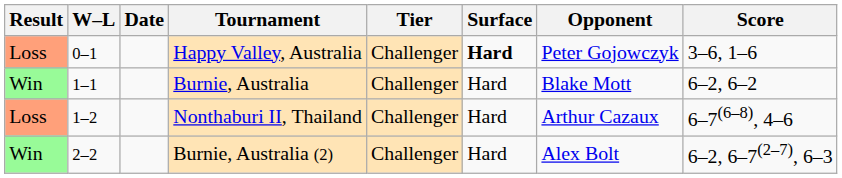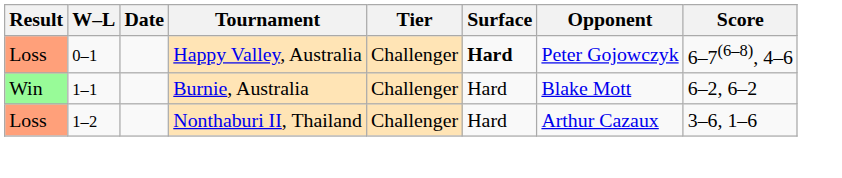(722, 51) 3–6, 1–6 -> (740, 54) 6–7(6–8), 4–6
(740, 117) 6–7(6–8), 4–6 -> (722, 119) 3–6, 1–6
- row: (253, 154)
